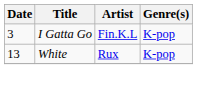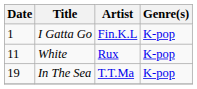(10, 34) 3 -> (10, 34) 1
(14, 53) 13 -> (13, 53) 11
+ row: (65, 73)
